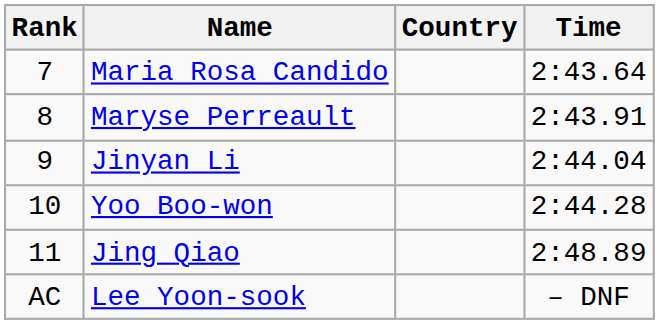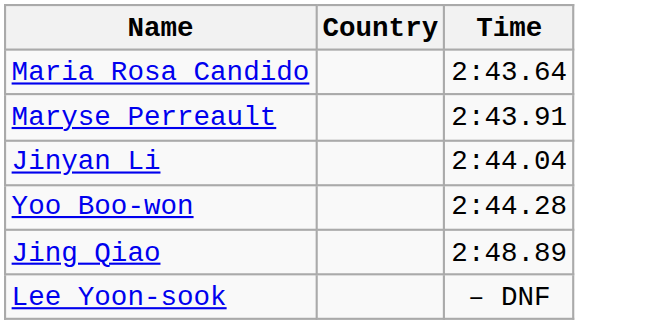- column: (45, 28)
